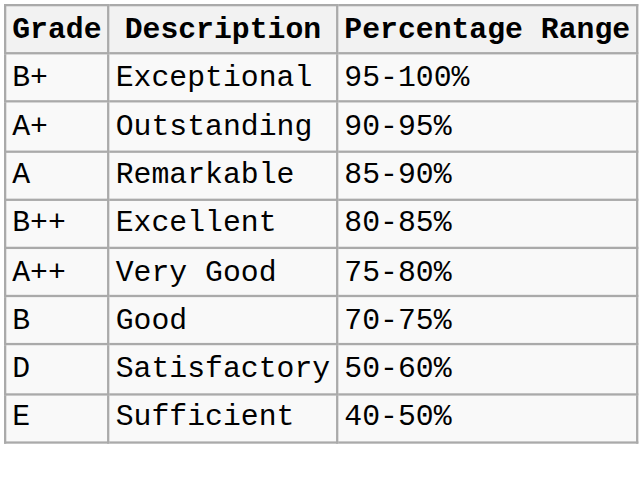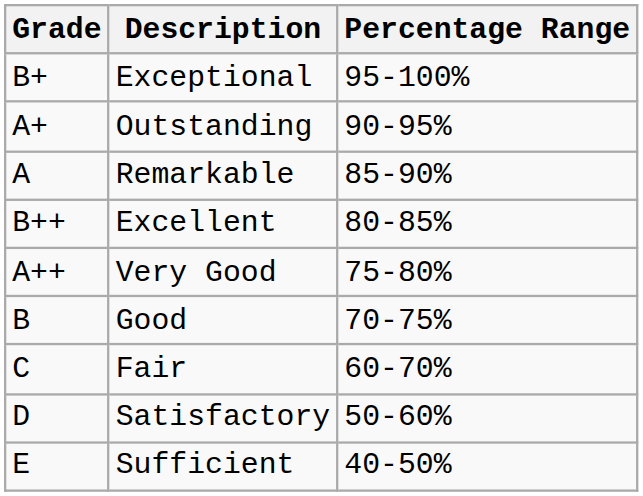+ row: (151, 369)
